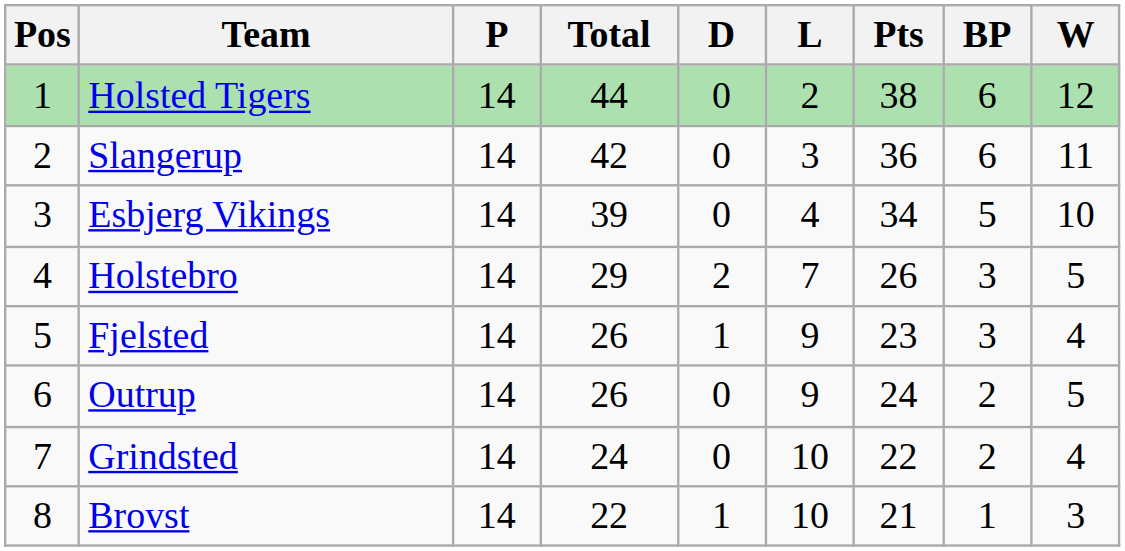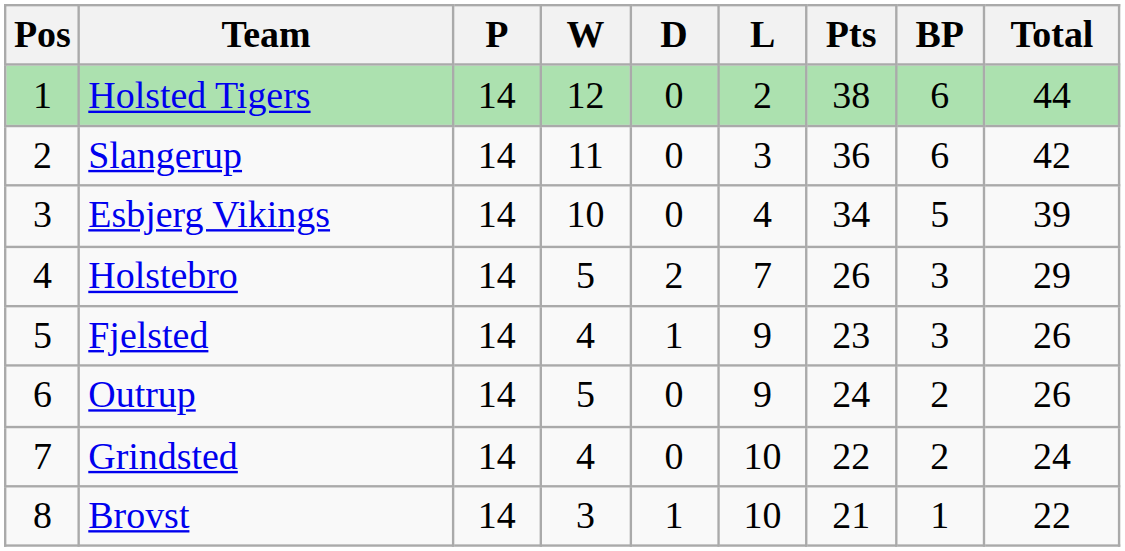columns swapped: (1076, 34) <-> (609, 34)
